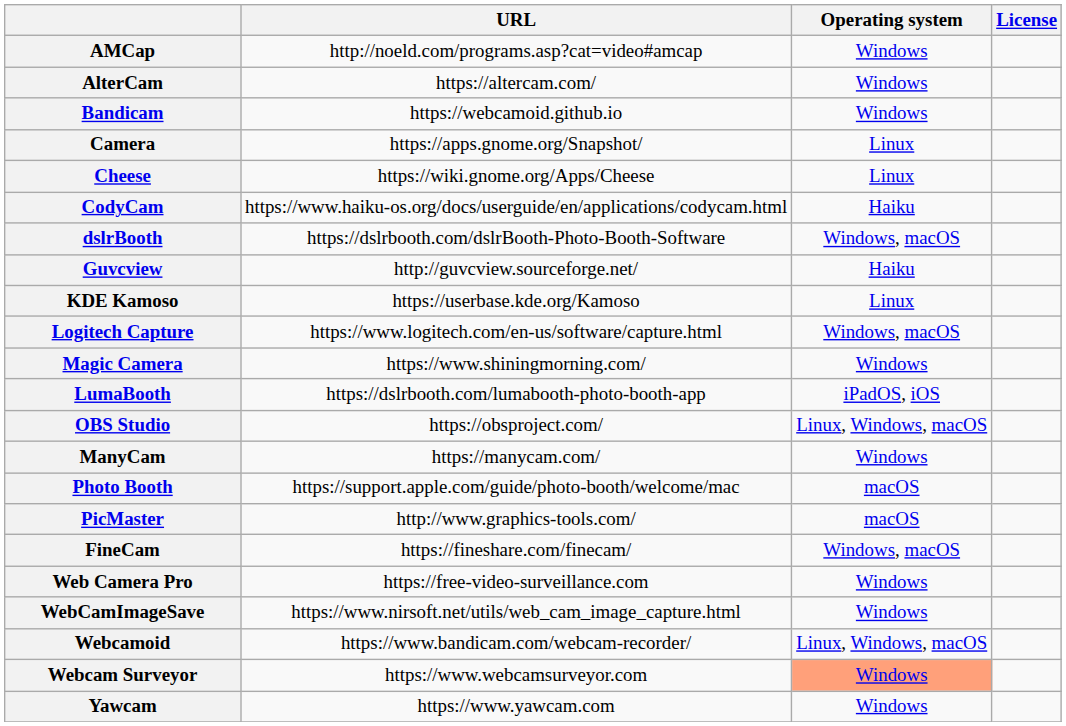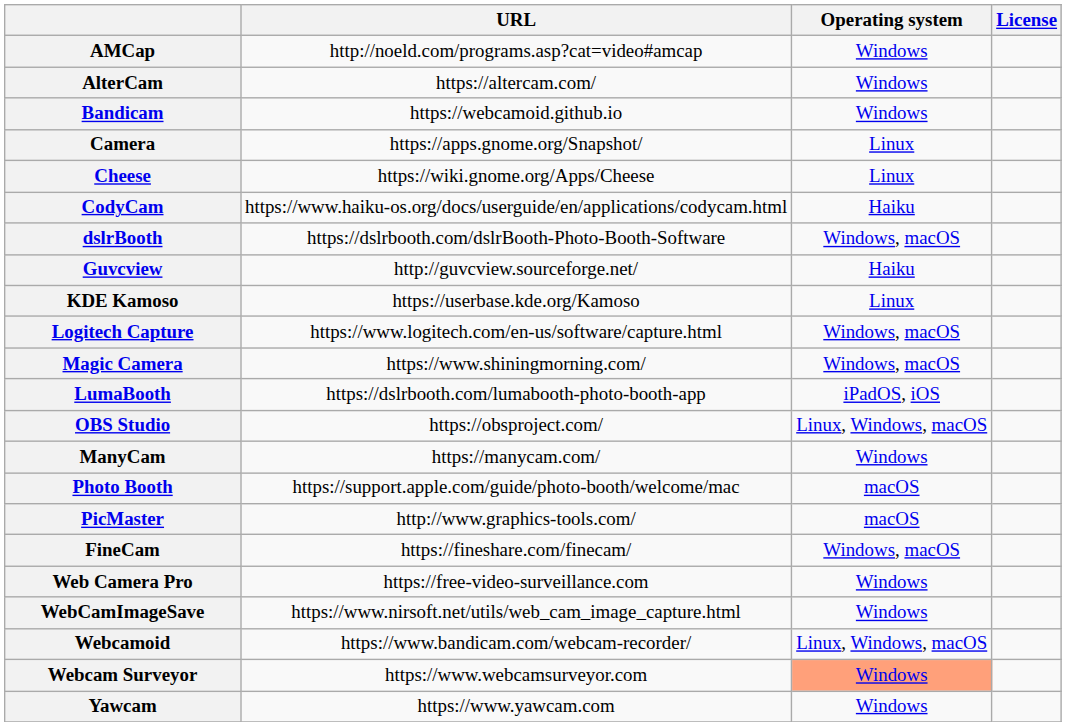(892, 362) Windows -> (892, 362) Windows, macOS
